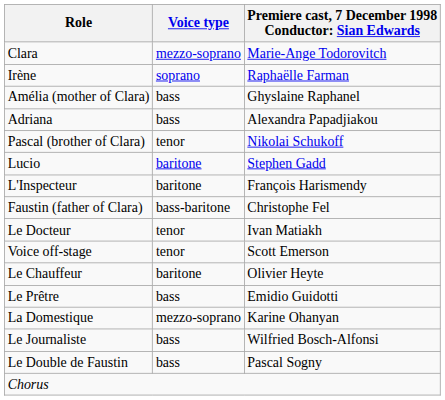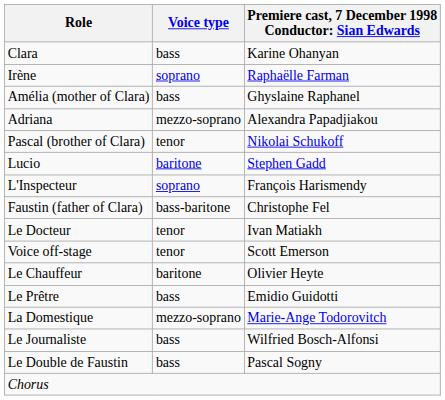(198, 53) mezzo-soprano -> (168, 53) bass
(317, 53) Marie-Ange Todorovitch -> (293, 53) Karine Ohanyan
(168, 119) bass -> (198, 119) mezzo-soprano
(179, 185) baritone -> (178, 185) soprano
(293, 318) Karine Ohanyan -> (317, 318) Marie-Ange Todorovitch
